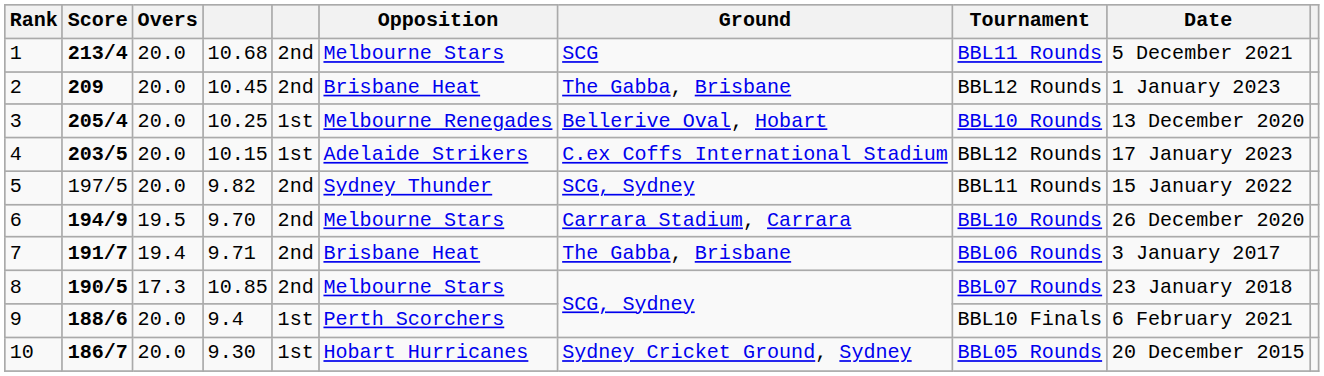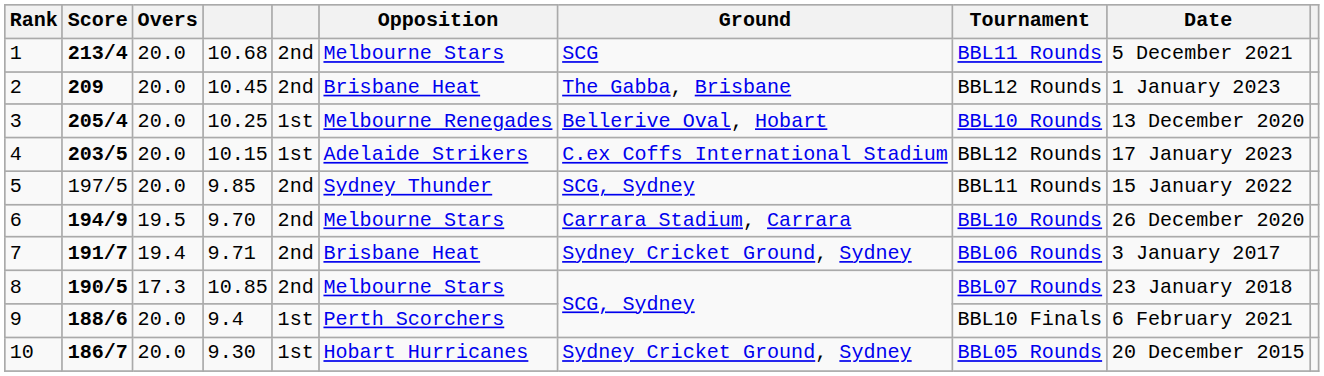(232, 188) 9.82 -> (232, 188) 9.85
(677, 254) The Gabba, Brisbane -> (737, 254) Sydney Cricket Ground, Sydney
